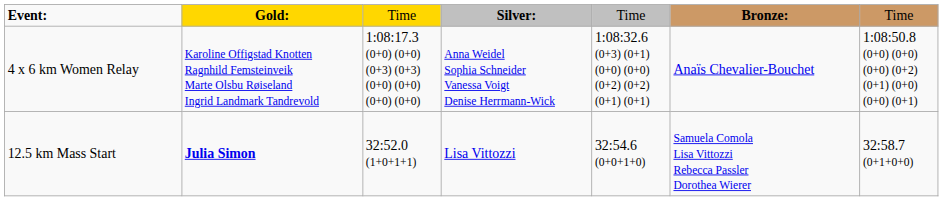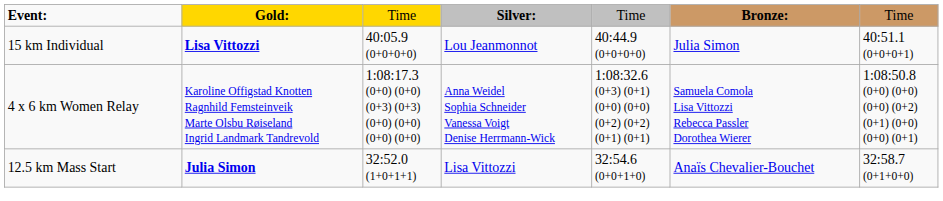+ row: (56, 45)
(744, 68) Anaïs Chevalier-Bouchet -> (713, 115) Samuela Comola Lisa Vittozzi Rebecca Passler Dorothea Wierer
(713, 162) Samuela Comola Lisa Vittozzi Rebecca Passler Dorothea Wierer -> (744, 167) Anaïs Chevalier-Bouchet
